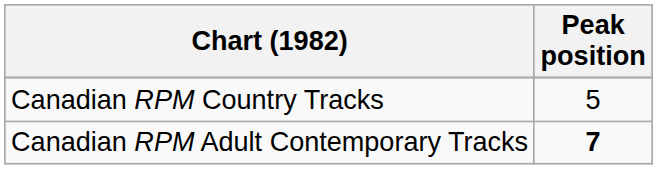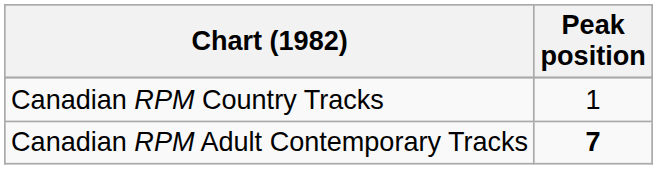(593, 99) 5 -> (593, 99) 1
